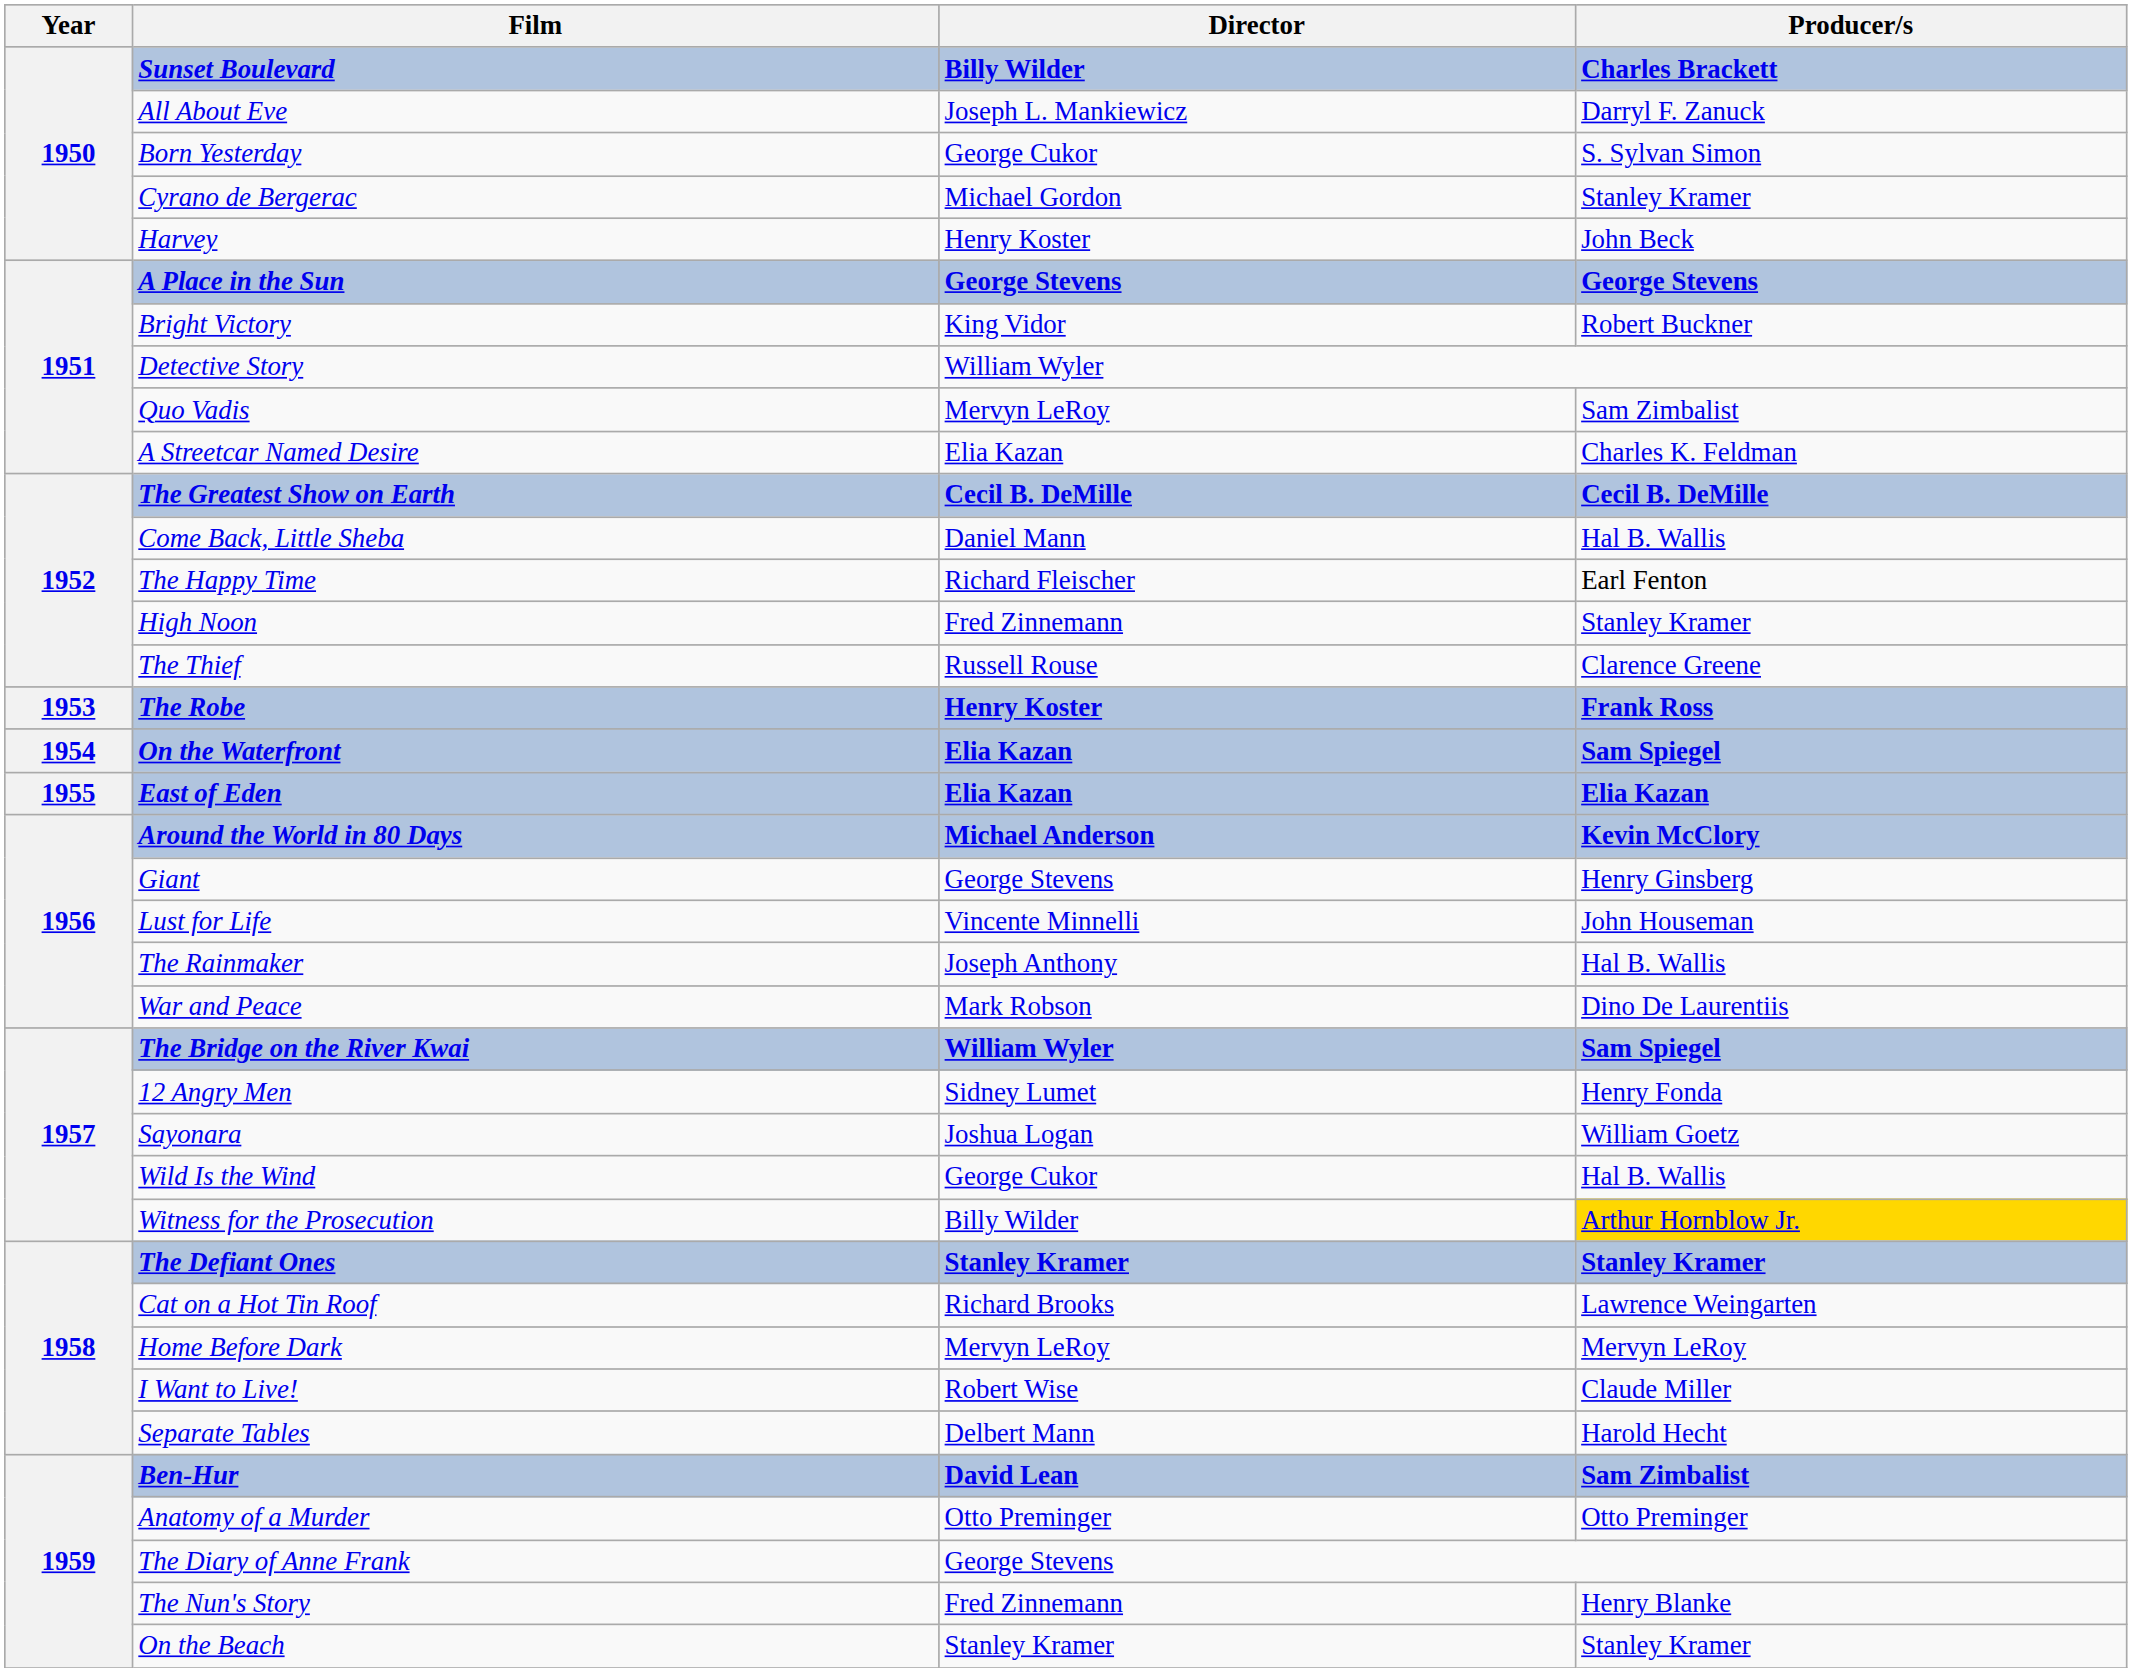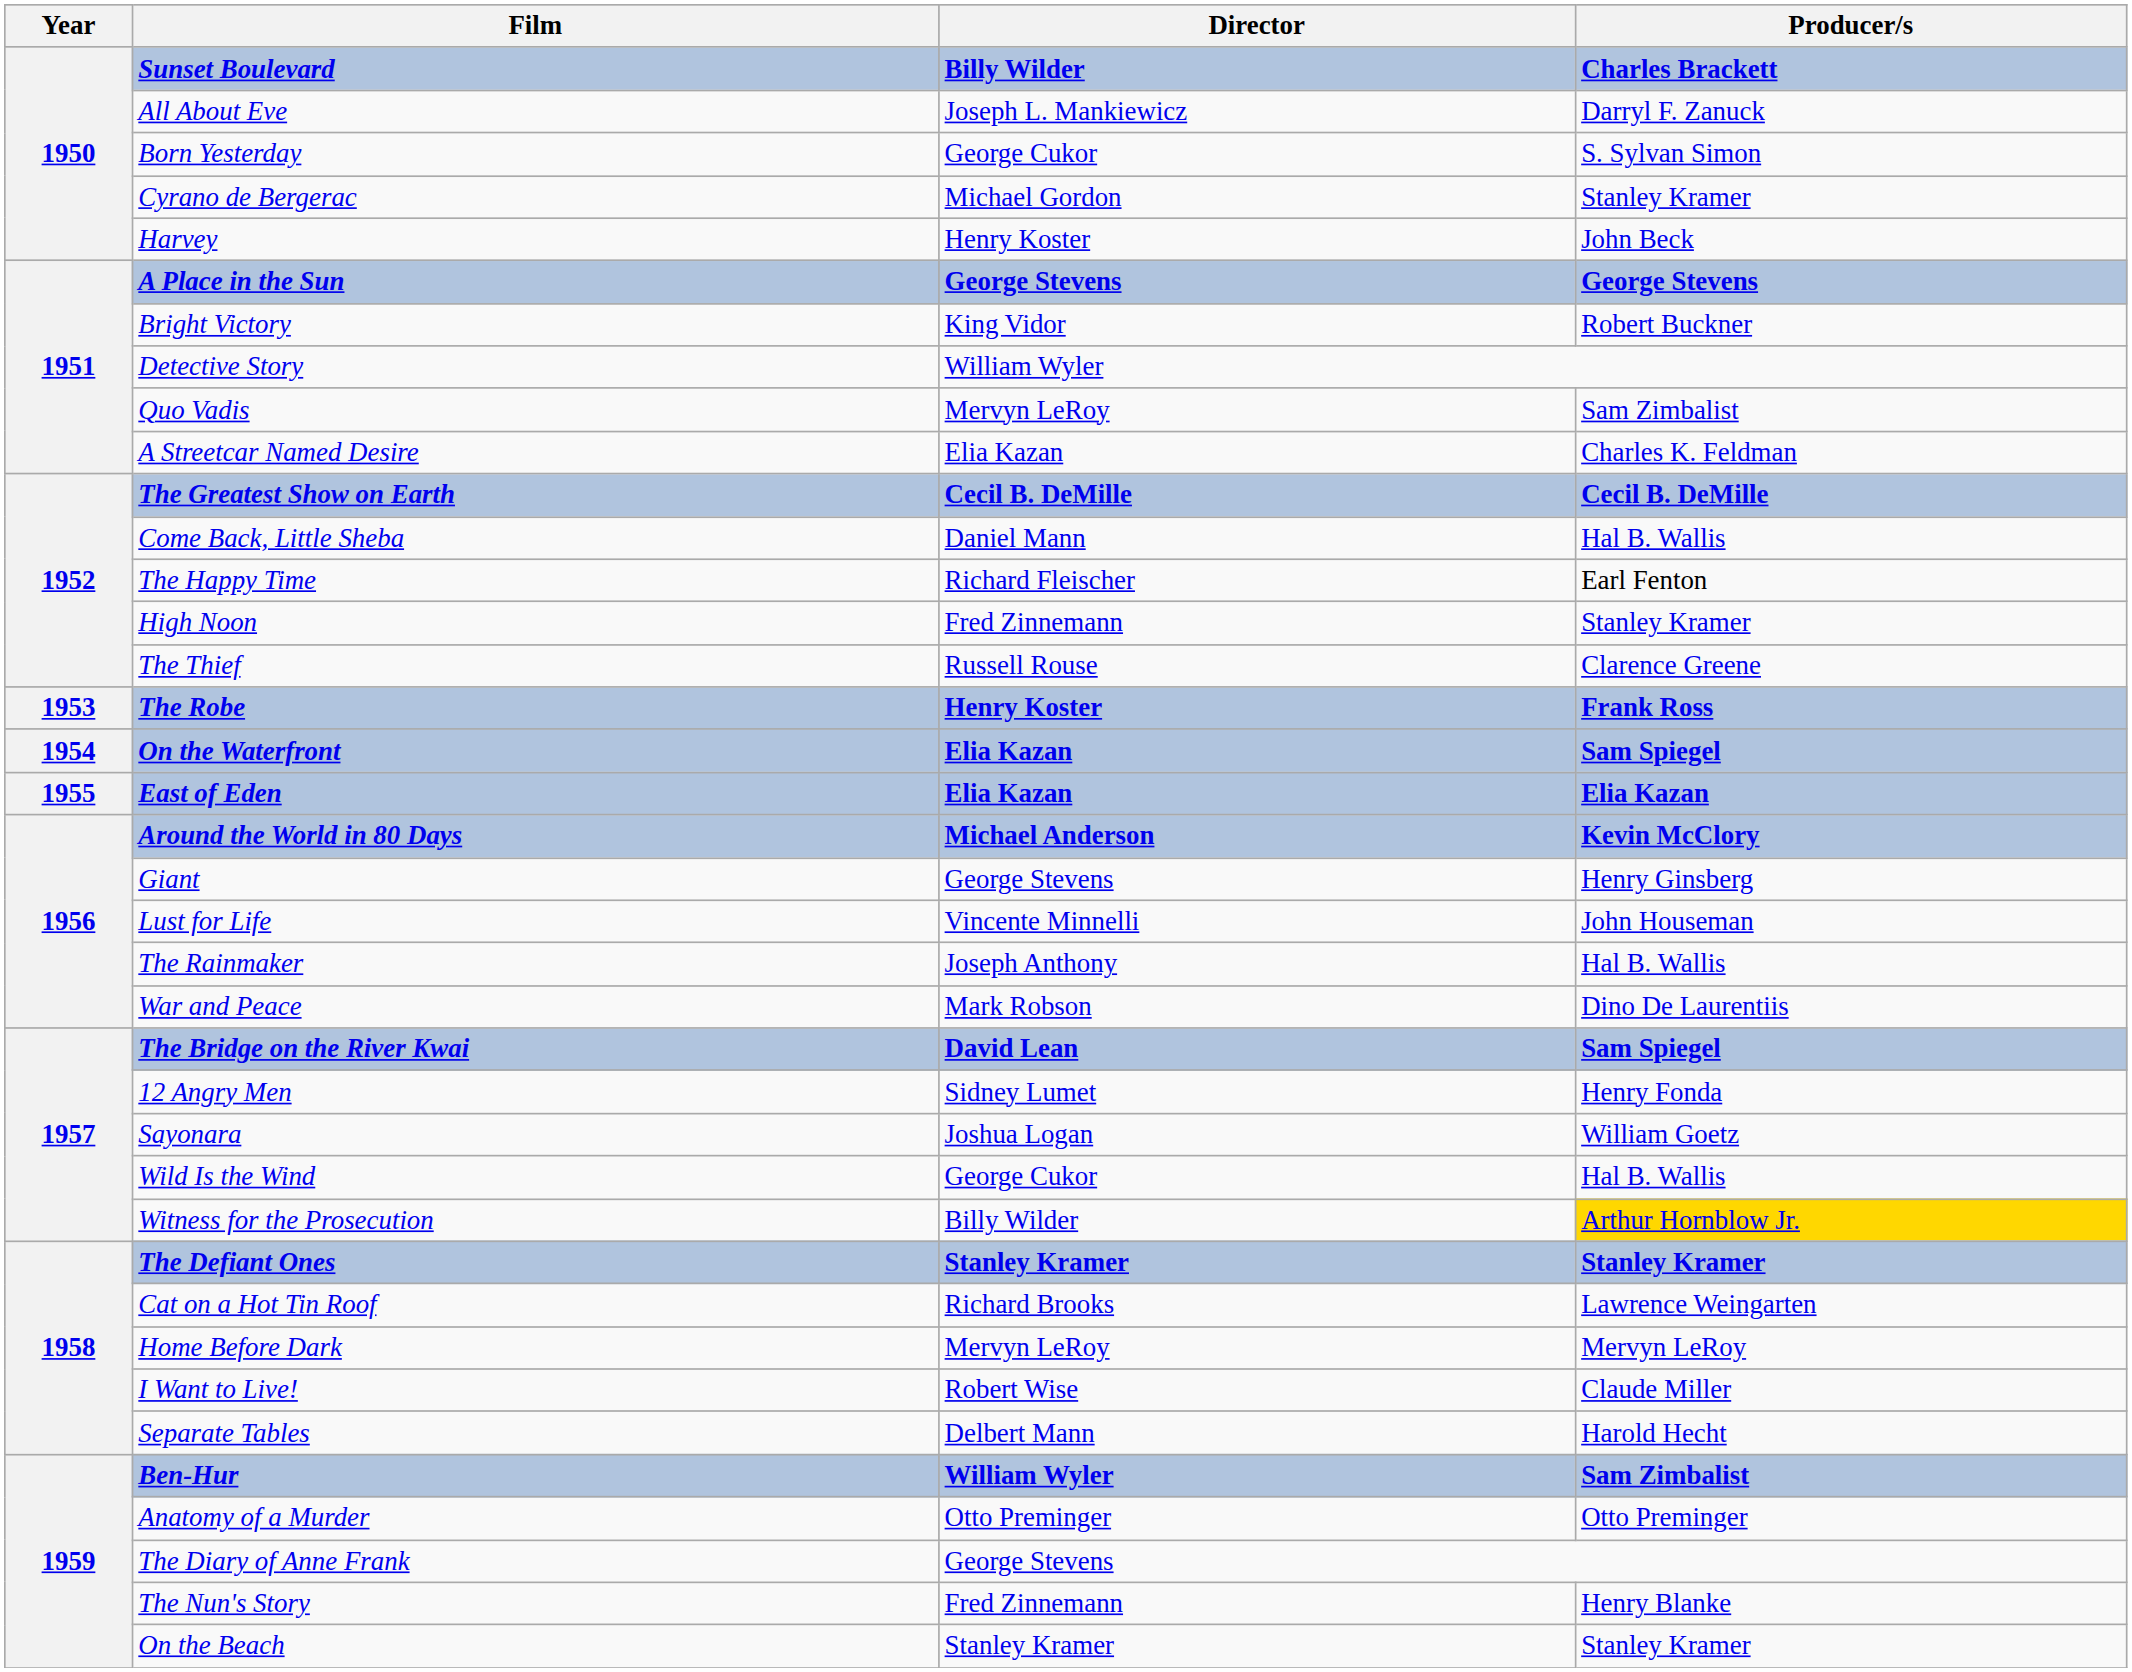(1029, 1048) William Wyler -> (1011, 1048) David Lean
(1011, 1475) David Lean -> (1029, 1475) William Wyler
